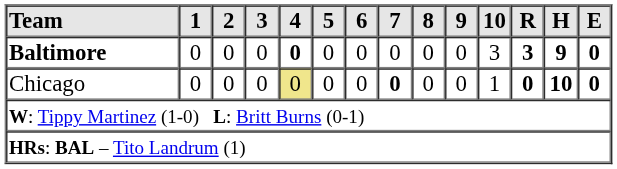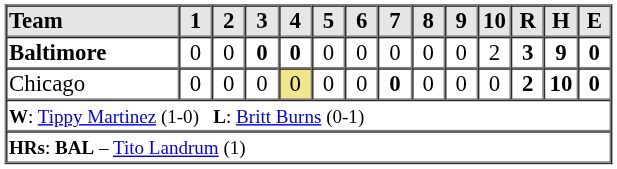(262, 52) normal -> (262, 52) bold
(495, 52) 3 -> (495, 52) 2
(495, 83) 1 -> (495, 83) 0
(528, 83) 0 -> (528, 83) 2
